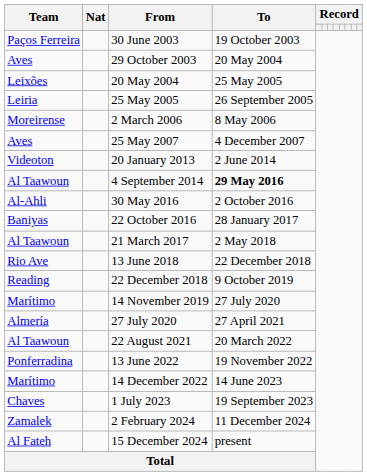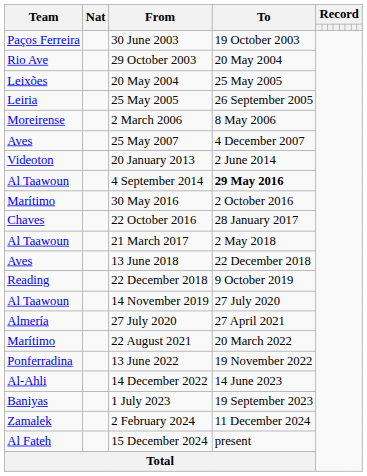(20, 60) Aves -> (28, 60) Rio Ave
(27, 200) Al-Ahli -> (31, 200) Marítimo
(28, 220) Baniyas -> (26, 220) Chaves
(28, 260) Rio Ave -> (20, 260) Aves
(31, 300) Marítimo -> (38, 300) Al Taawoun
(38, 341) Al Taawoun -> (31, 341) Marítimo
(31, 381) Marítimo -> (27, 381) Al-Ahli
(26, 401) Chaves -> (28, 401) Baniyas
